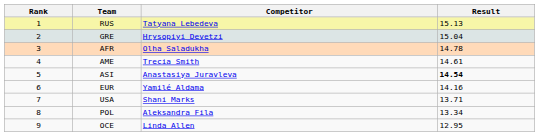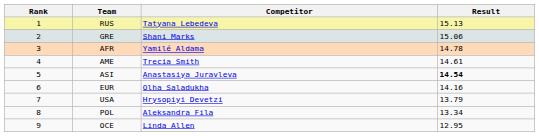(183, 36) Hrysopiyi Devetzi -> (169, 36) Shani Marks
(451, 36) 15.04 -> (451, 36) 15.06
(176, 49) Olha Saladukha -> (173, 49) Yamilé Aldama
(173, 87) Yamilé Aldama -> (176, 87) Olha Saladukha
(169, 100) Shani Marks -> (183, 100) Hrysopiyi Devetzi
(451, 100) 13.71 -> (451, 100) 13.79
